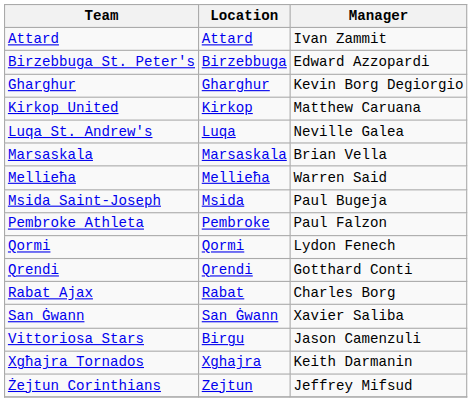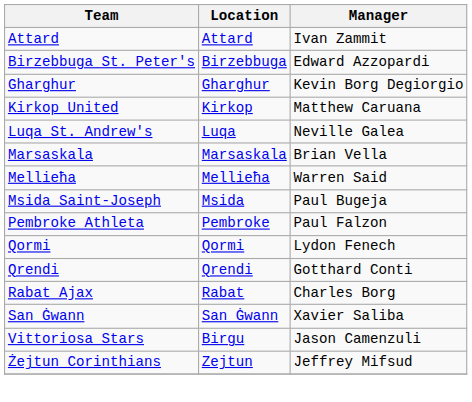- row: (76, 363)
